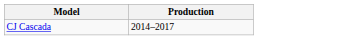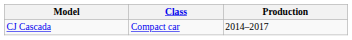+ column: (176, 12)
